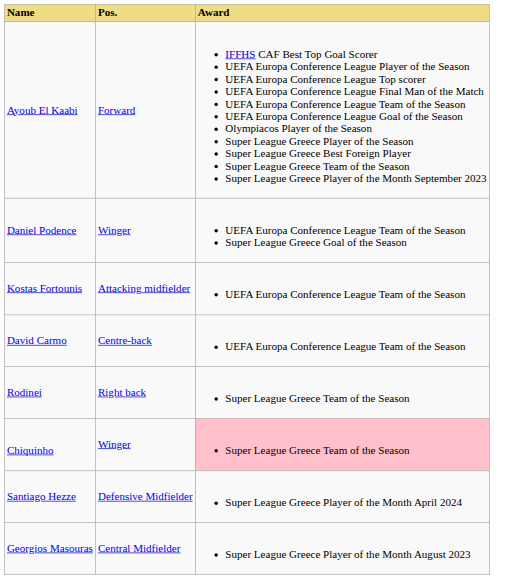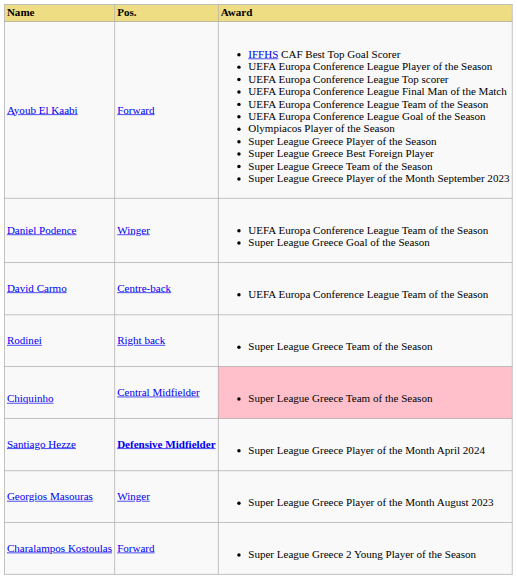- row: (44, 288)
(114, 444) Winger -> (158, 392) Central Midfielder
(145, 496) normal -> (166, 444) bold
(139, 548) Central Midfielder -> (133, 496) Winger
+ row: (59, 548)
